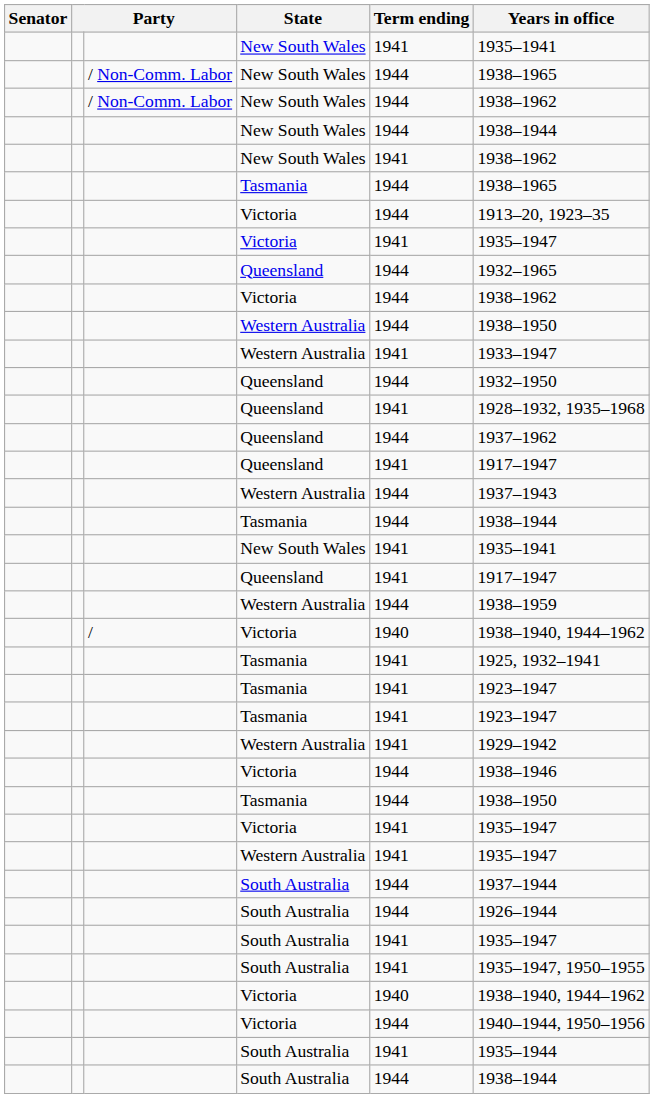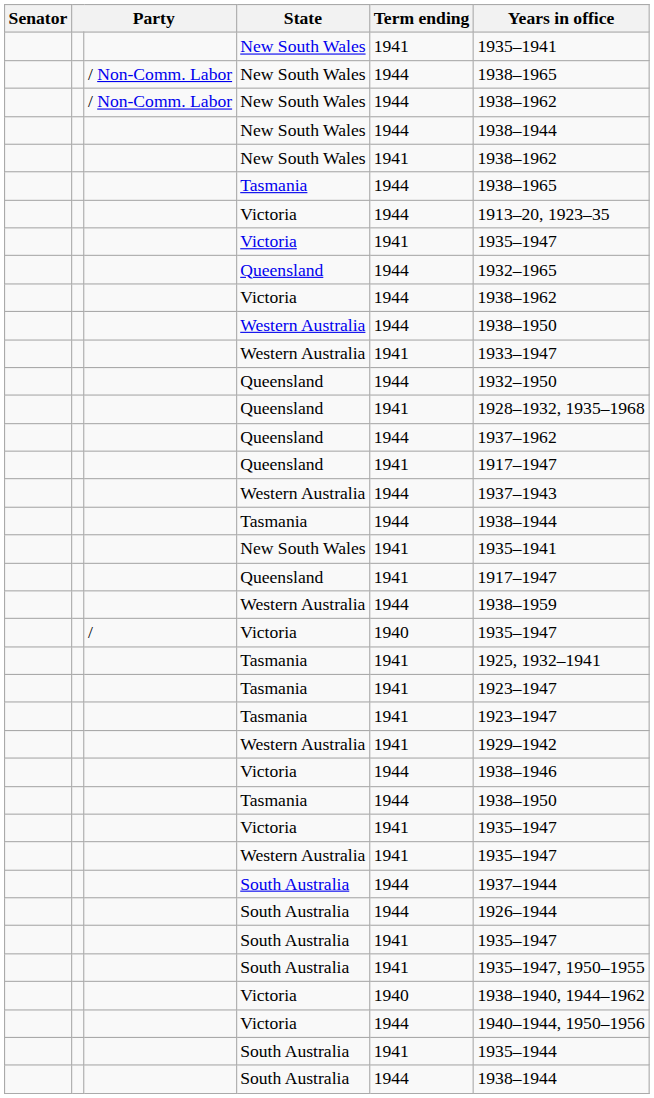(561, 632) 1938–1940, 1944–1962 -> (517, 632) 1935–1947
